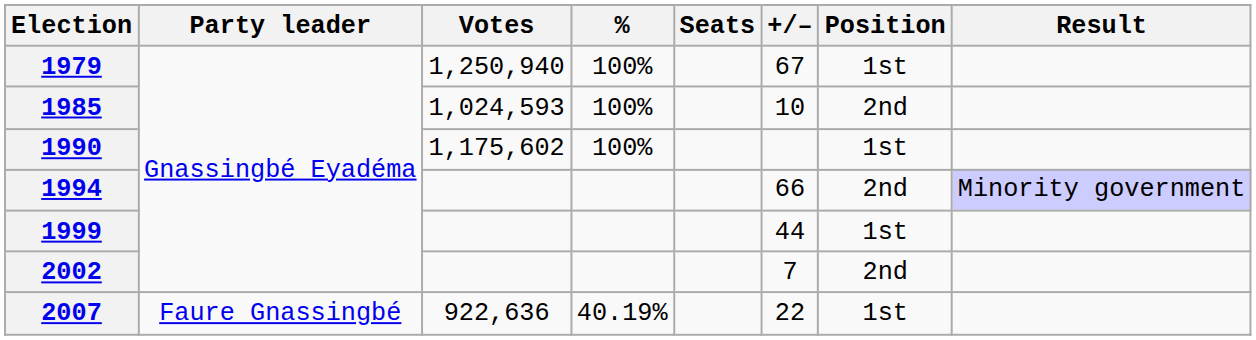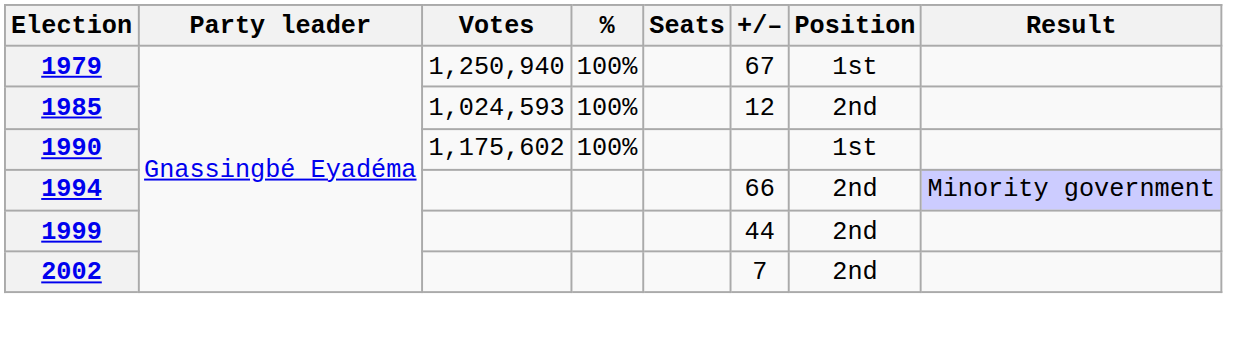(790, 108) 10 -> (760, 108) 12
(885, 231) 1st -> (855, 231) 2nd
- row: (72, 313)
